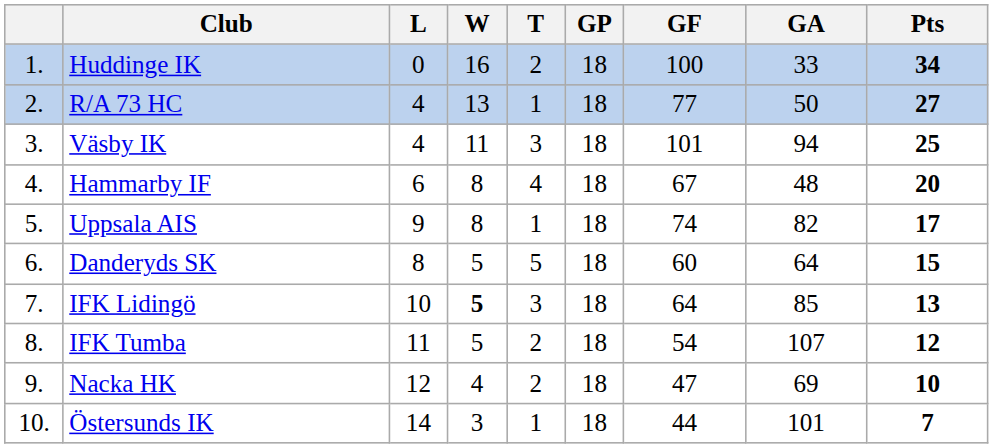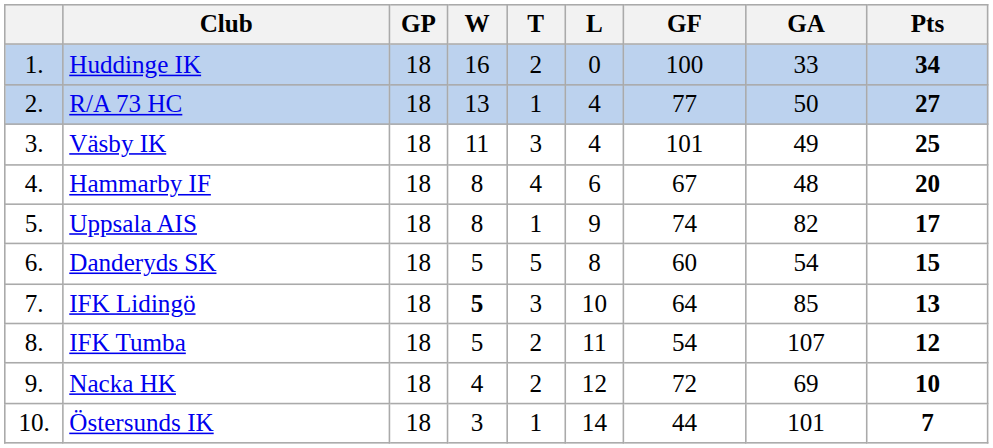columns swapped: (594, 24) <-> (418, 24)
(806, 143) 94 -> (806, 143) 49
(806, 263) 64 -> (806, 263) 54
(684, 382) 47 -> (684, 382) 72
